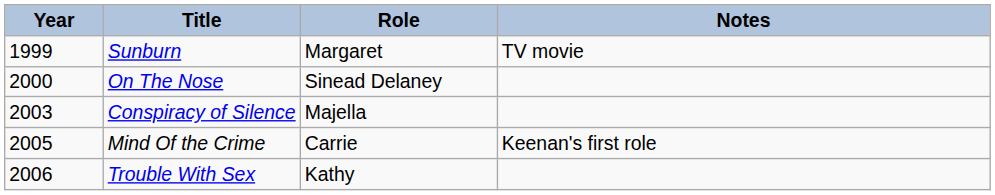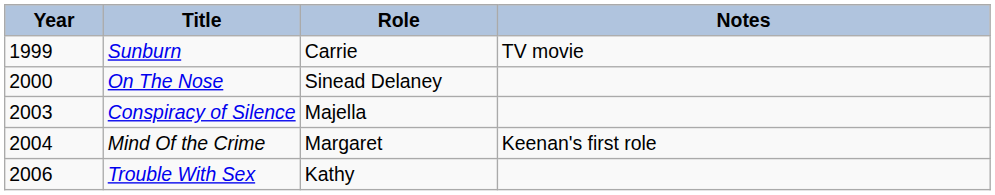(344, 51) Margaret -> (331, 51) Carrie
(31, 143) 2005 -> (31, 143) 2004
(331, 143) Carrie -> (344, 143) Margaret
